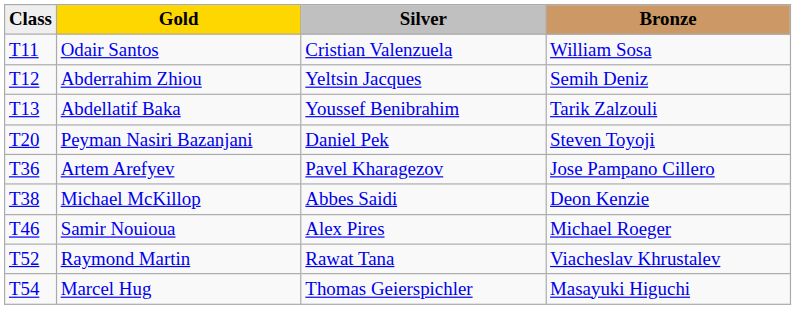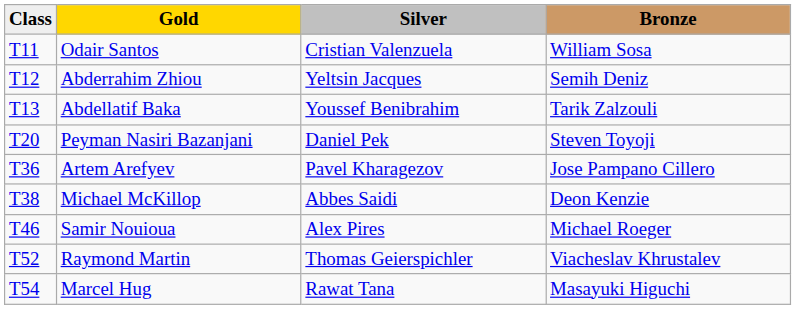(350, 259) Rawat Tana -> (389, 259) Thomas Geierspichler
(389, 288) Thomas Geierspichler -> (350, 288) Rawat Tana
